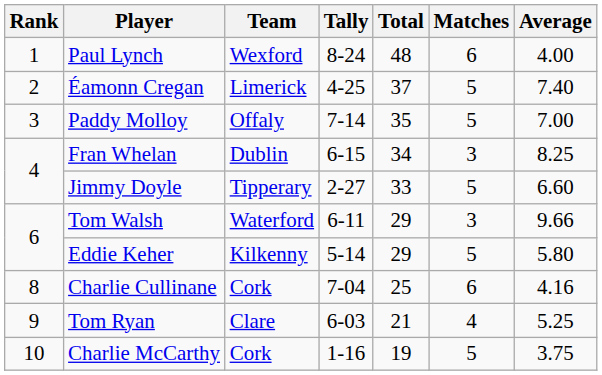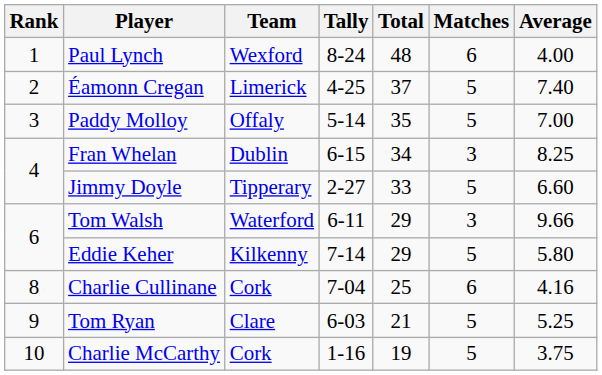(346, 120) 7-14 -> (346, 120) 5-14
(346, 253) 5-14 -> (346, 253) 7-14
(471, 320) 4 -> (471, 320) 5
